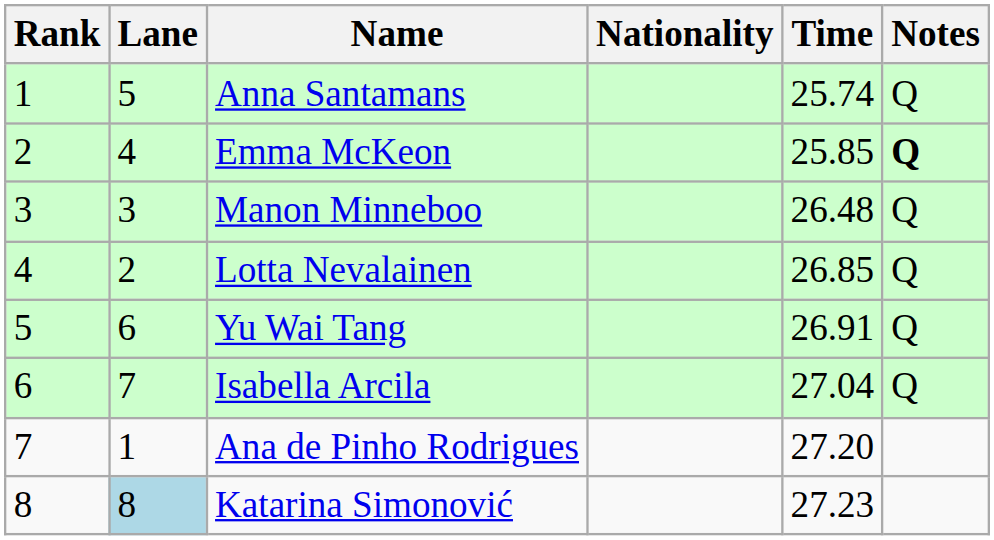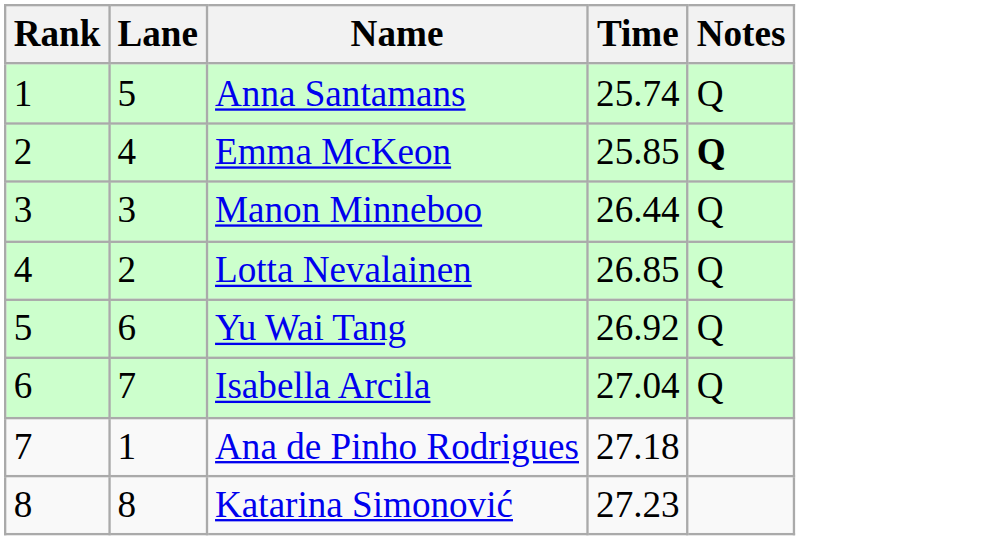- column: (685, 33)
(832, 210) 26.48 -> (638, 210) 26.44
(832, 328) 26.91 -> (638, 328) 26.92
(832, 446) 27.20 -> (638, 446) 27.18
(127, 504) lightblue background -> (127, 504) no background
